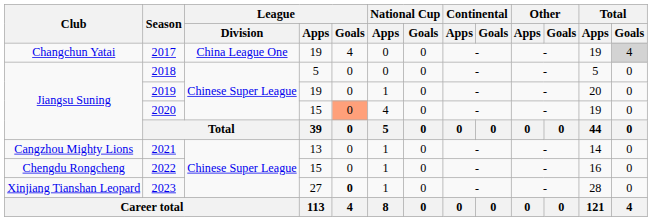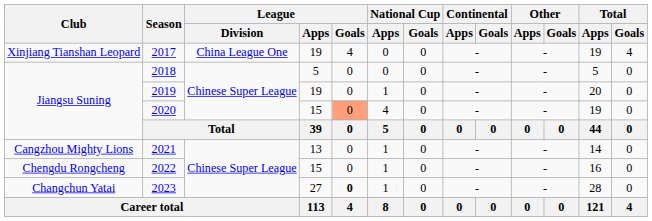(74, 52) Changchun Yatai -> (74, 52) Xinjiang Tianshan Leopard
(629, 52) lightgrey background -> (629, 52) no background
(74, 187) Xinjiang Tianshan Leopard -> (74, 187) Changchun Yatai
